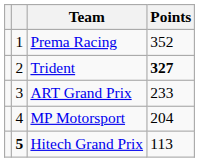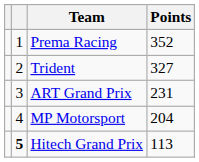(162, 67) bold -> (162, 67) normal
(162, 92) 233 -> (162, 92) 231
